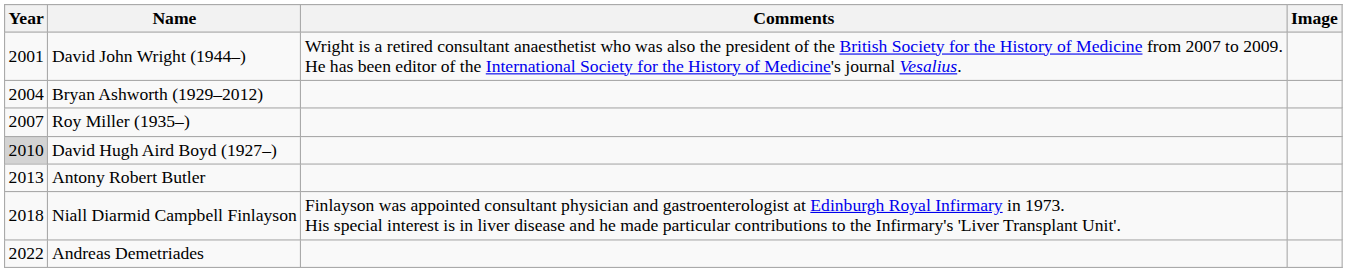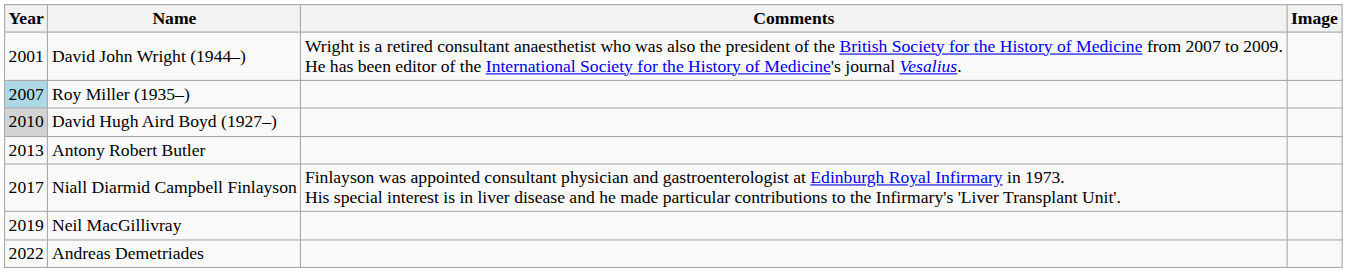- row: (158, 94)
(26, 121) no background -> (26, 94) lightblue background
(26, 215) 2018 -> (26, 187) 2017
+ row: (117, 225)
